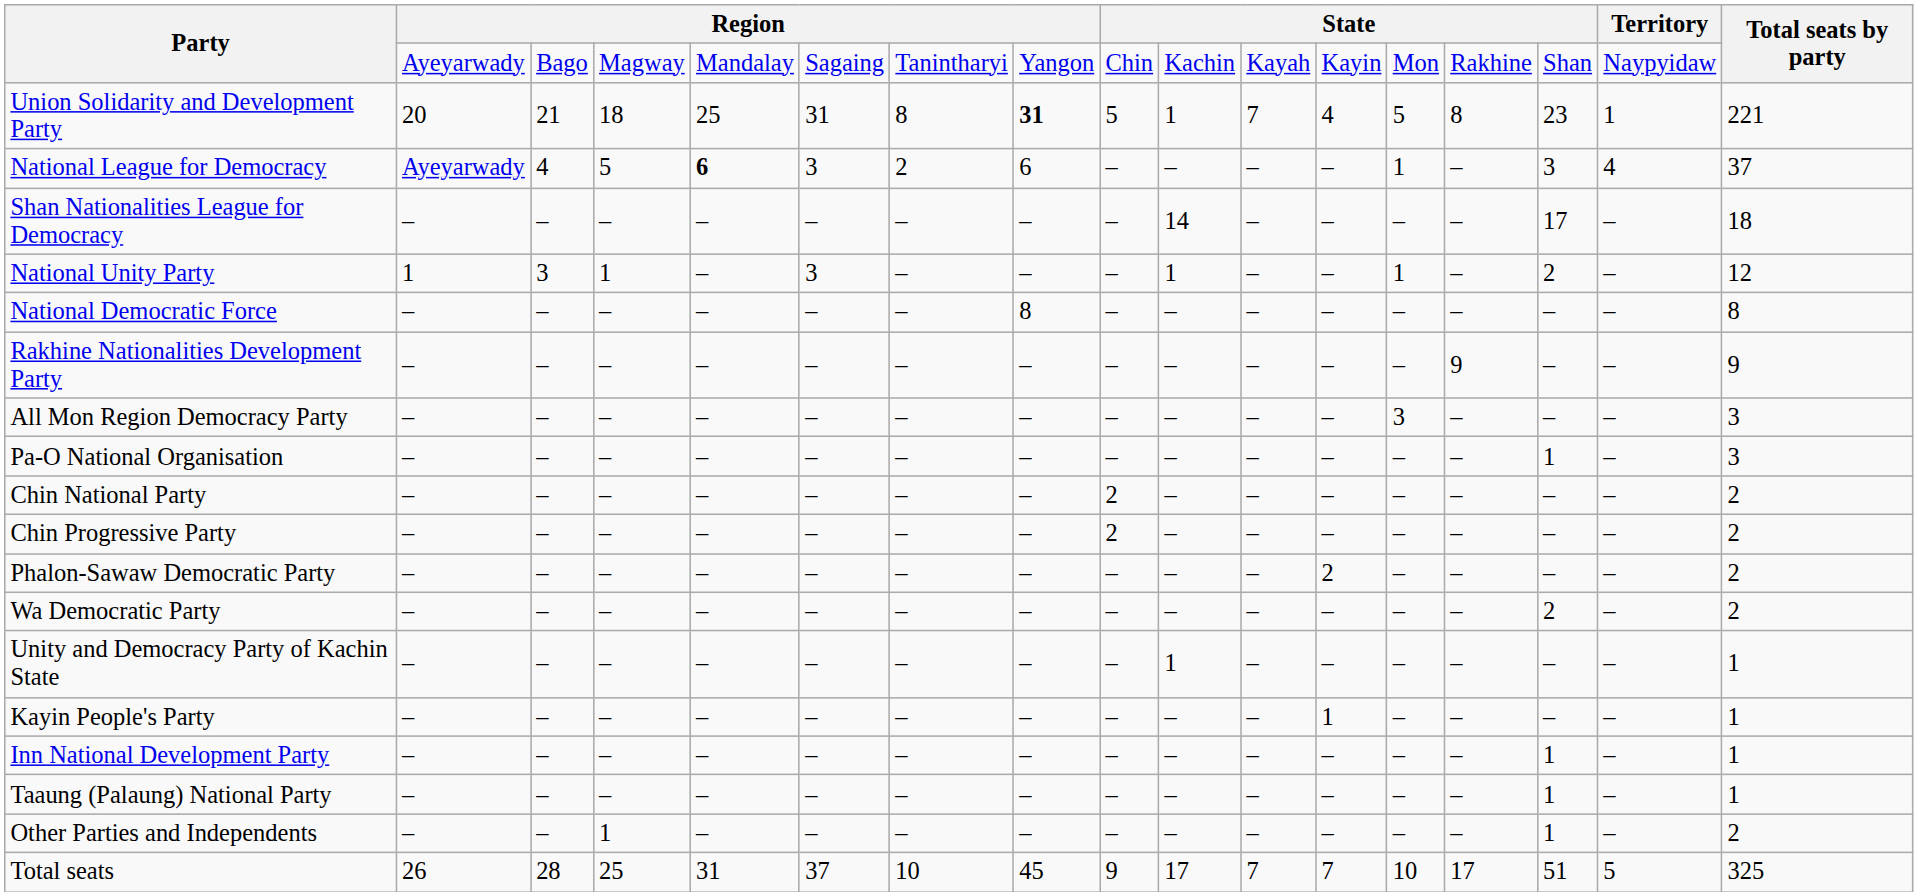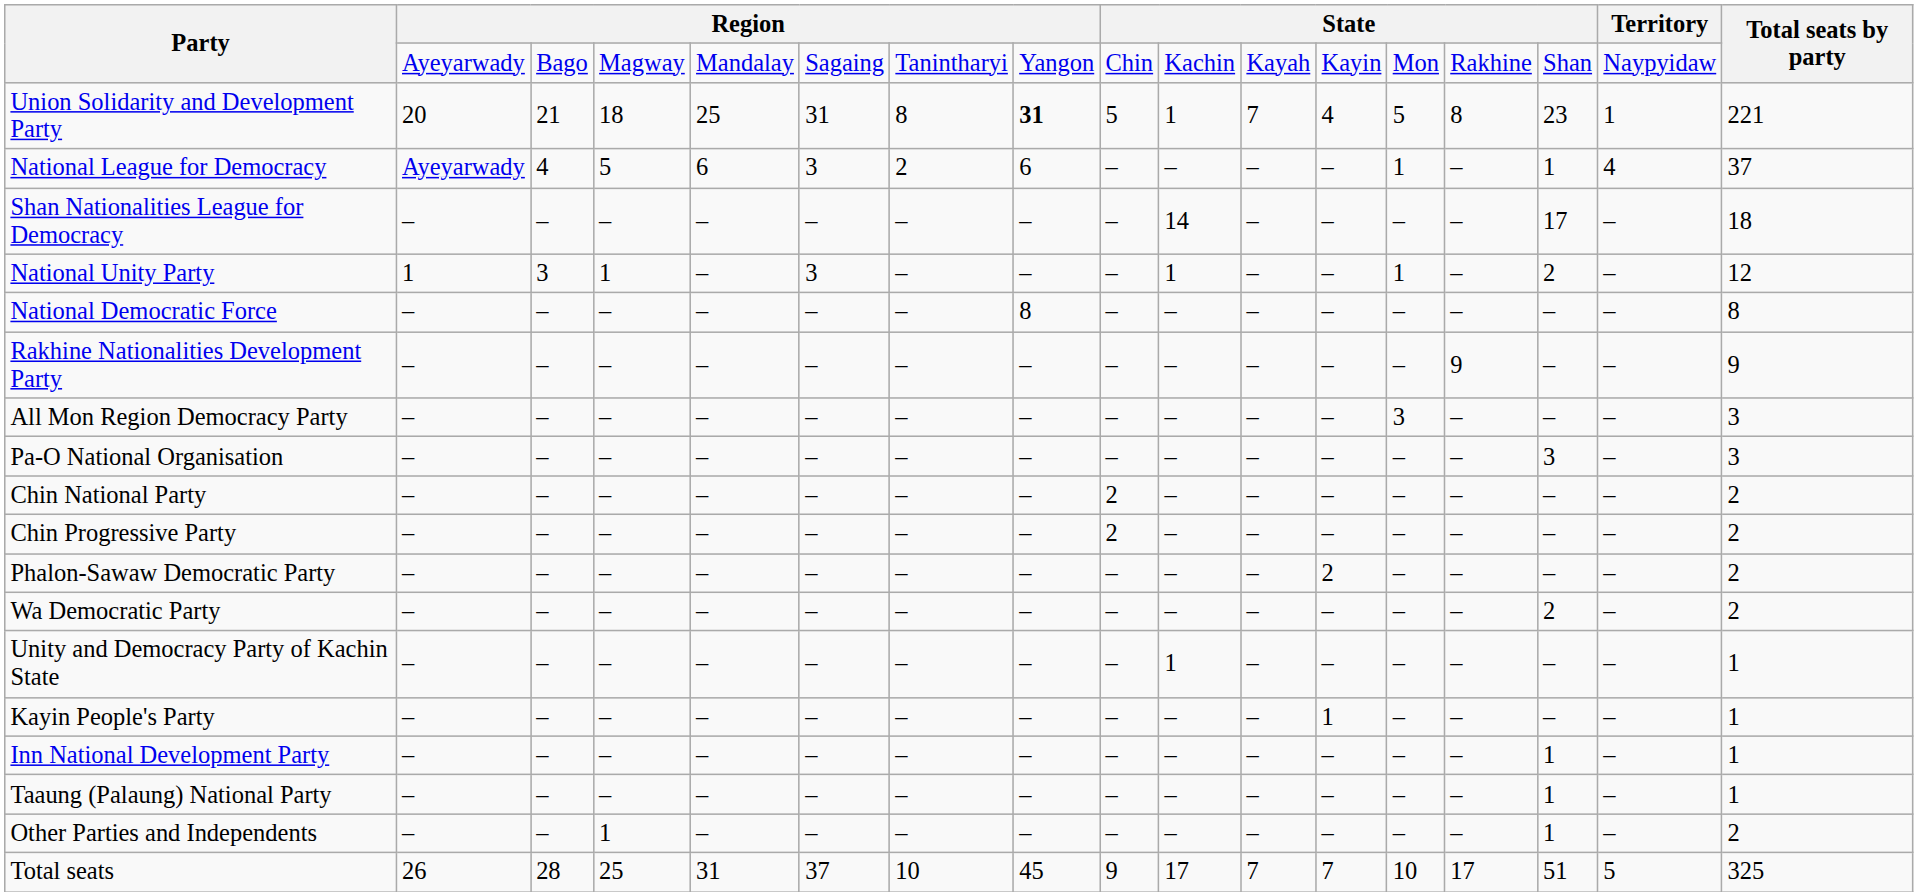(702, 167) bold -> (702, 167) normal
(1549, 167) 3 -> (1549, 167) 1
(1549, 455) 1 -> (1549, 455) 3
